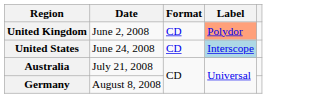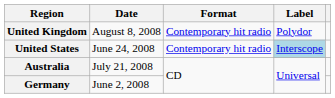(121, 31) June 2, 2008 -> (126, 31) August 8, 2008
(174, 31) CD -> (219, 31) Contemporary hit radio
(225, 31) lightsalmon background -> (294, 31) no background
(174, 48) CD -> (219, 48) Contemporary hit radio
(126, 84) August 8, 2008 -> (121, 84) June 2, 2008
